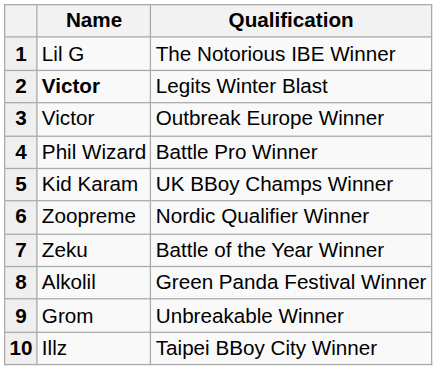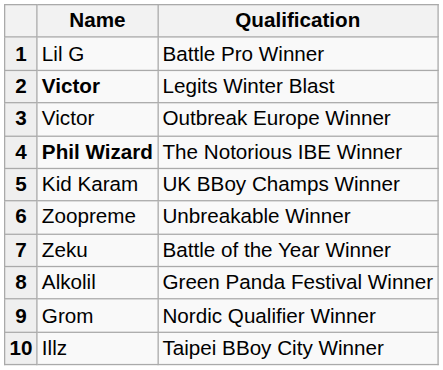(276, 53) The Notorious IBE Winner -> (243, 53) Battle Pro Winner
(94, 151) normal -> (97, 151) bold
(237, 151) Battle Pro Winner -> (282, 151) The Notorious IBE Winner
(262, 217) Nordic Qualifier Winner -> (257, 217) Unbreakable Winner
(250, 315) Unbreakable Winner -> (269, 315) Nordic Qualifier Winner
